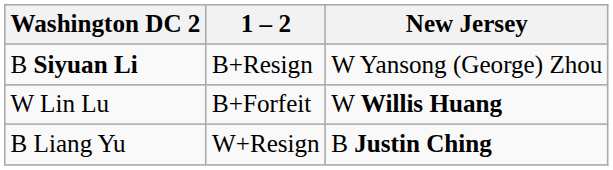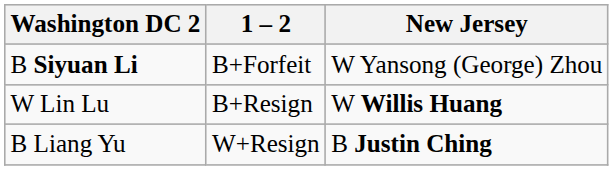(262, 64) B+Resign -> (262, 64) B+Forfeit
(262, 104) B+Forfeit -> (262, 104) B+Resign
